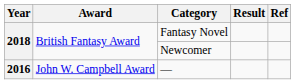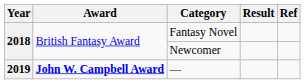(19, 69) 2016 -> (19, 69) 2019
(95, 69) normal -> (100, 69) bold
